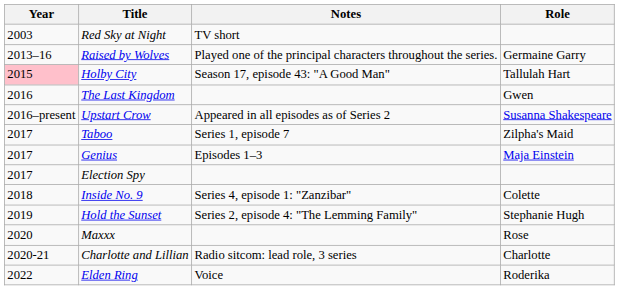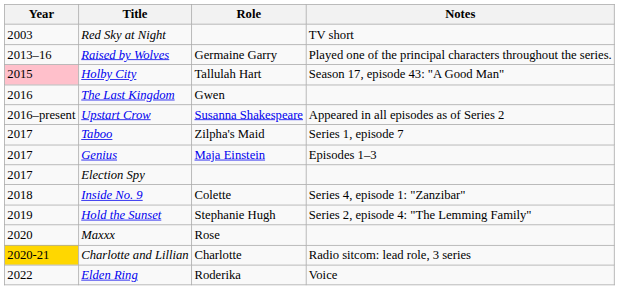columns swapped: (557, 14) <-> (346, 14)
(28, 255) no background -> (28, 255) gold background
